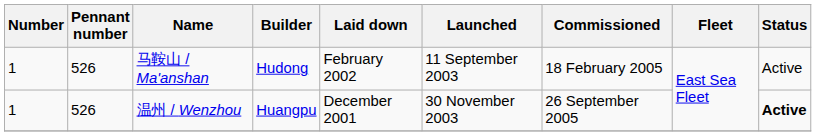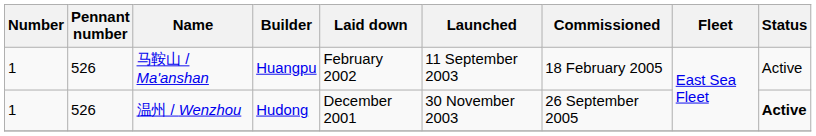(282, 68) Hudong -> (286, 68) Huangpu
(286, 110) Huangpu -> (282, 110) Hudong
